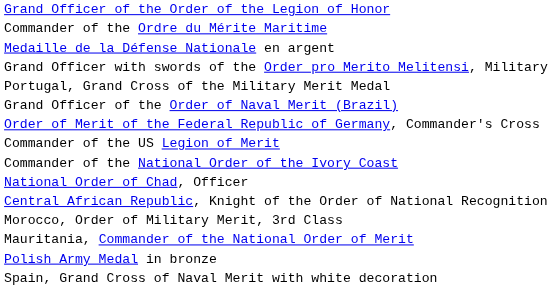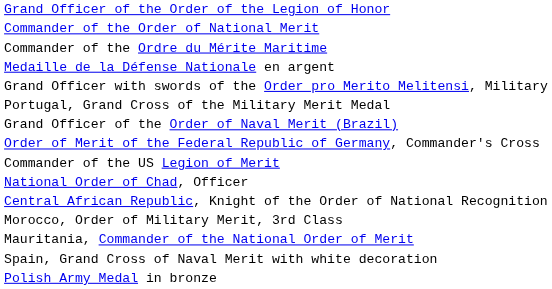+ row: (162, 29)
- row: (201, 163)
rows swapped: (110, 259) <-> (221, 278)
